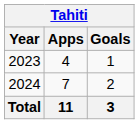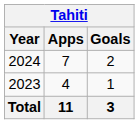rows swapped: (24, 61) <-> (24, 84)
